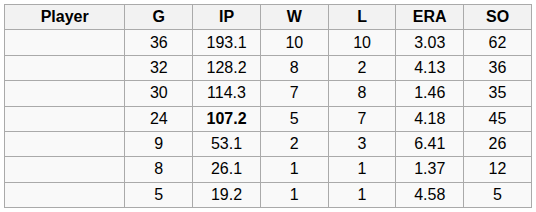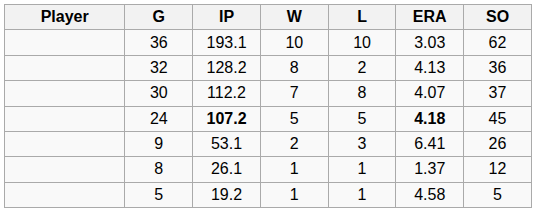(227, 93) 114.3 -> (227, 93) 112.2
(430, 93) 1.46 -> (430, 93) 4.07
(498, 93) 35 -> (498, 93) 37
(362, 118) 7 -> (362, 118) 5
(430, 118) normal -> (430, 118) bold
